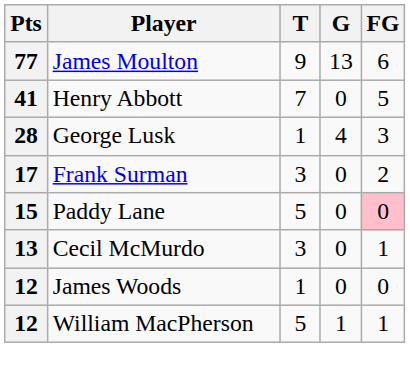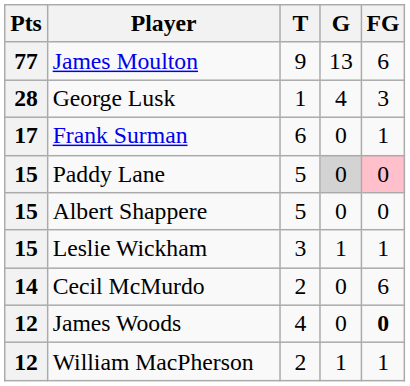- row: (117, 98)
(300, 173) 3 -> (300, 135) 6
(383, 173) 2 -> (383, 135) 1
(341, 211) no background -> (341, 173) lightgrey background
+ row: (130, 211)
+ row: (130, 248)
(26, 248) 13 -> (26, 286) 14
(300, 248) 3 -> (300, 286) 2
(383, 248) 1 -> (383, 286) 6
(300, 286) 1 -> (300, 323) 4
(383, 286) normal -> (383, 323) bold
(300, 323) 5 -> (300, 361) 2
